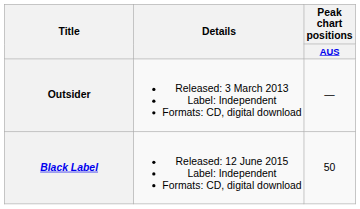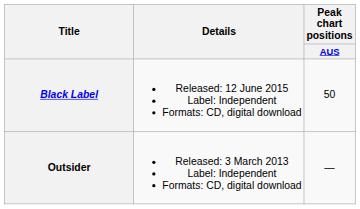rows swapped: (69, 95) <-> (69, 167)
